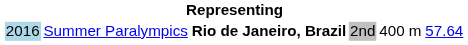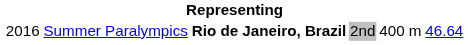(23, 31) lightblue background -> (23, 31) no background
(444, 31) 57.64 -> (444, 31) 46.64
